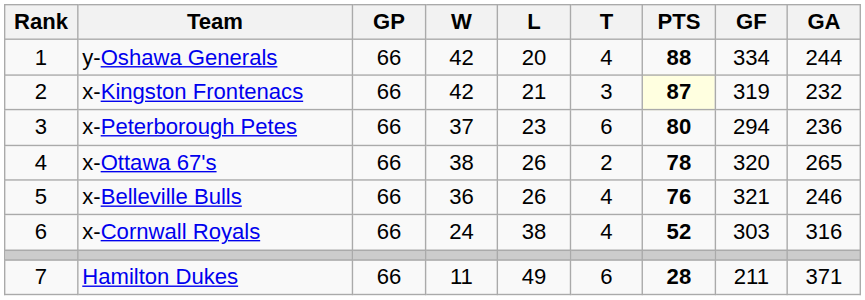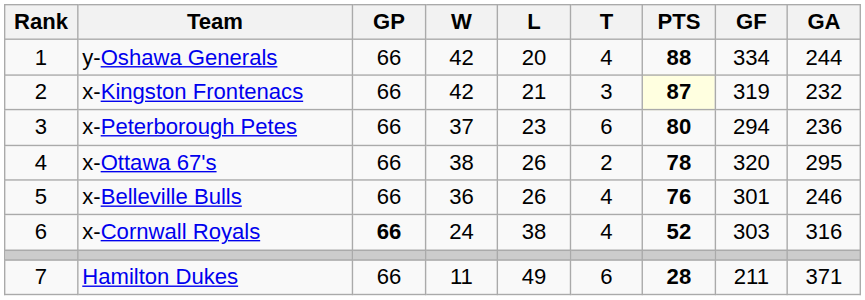(824, 162) 265 -> (824, 162) 295
(751, 197) 321 -> (751, 197) 301
(389, 232) normal -> (389, 232) bold
